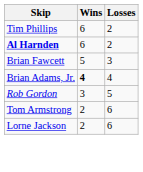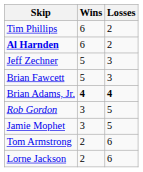+ row: (32, 61)
(110, 77) normal -> (110, 93) bold
+ row: (36, 126)
